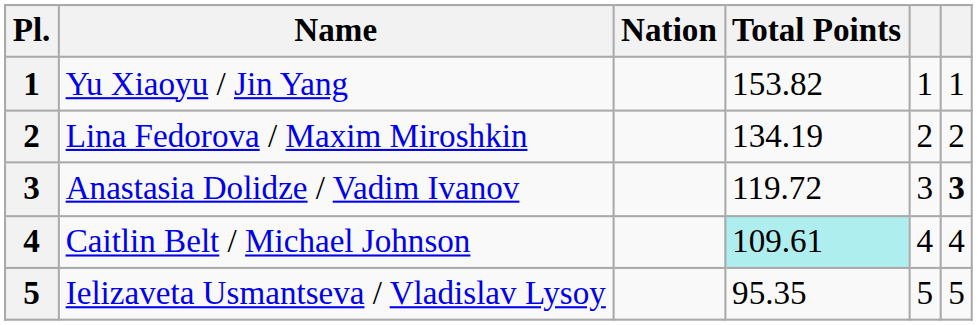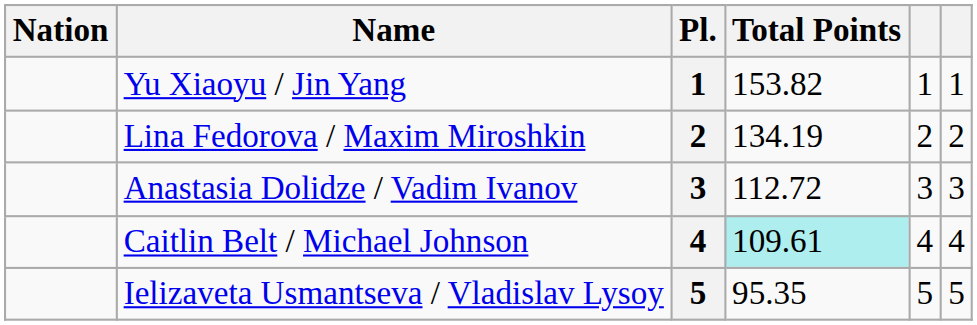columns swapped: (32, 30) <-> (669, 30)
(777, 188) 119.72 -> (777, 188) 112.72
(956, 188) bold -> (956, 188) normal
